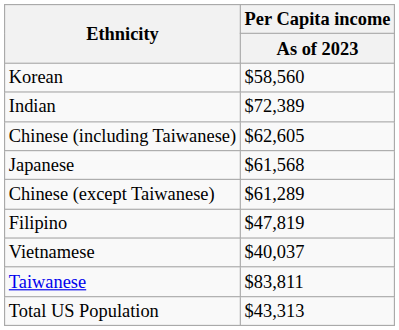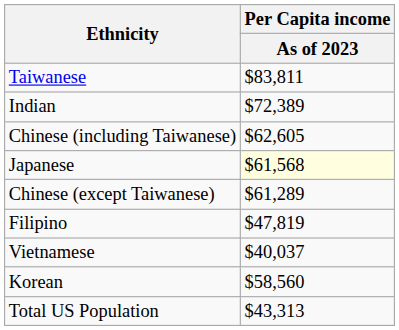rows swapped: (48, 281) <-> (36, 77)
(274, 164) no background -> (274, 164) lightyellow background
